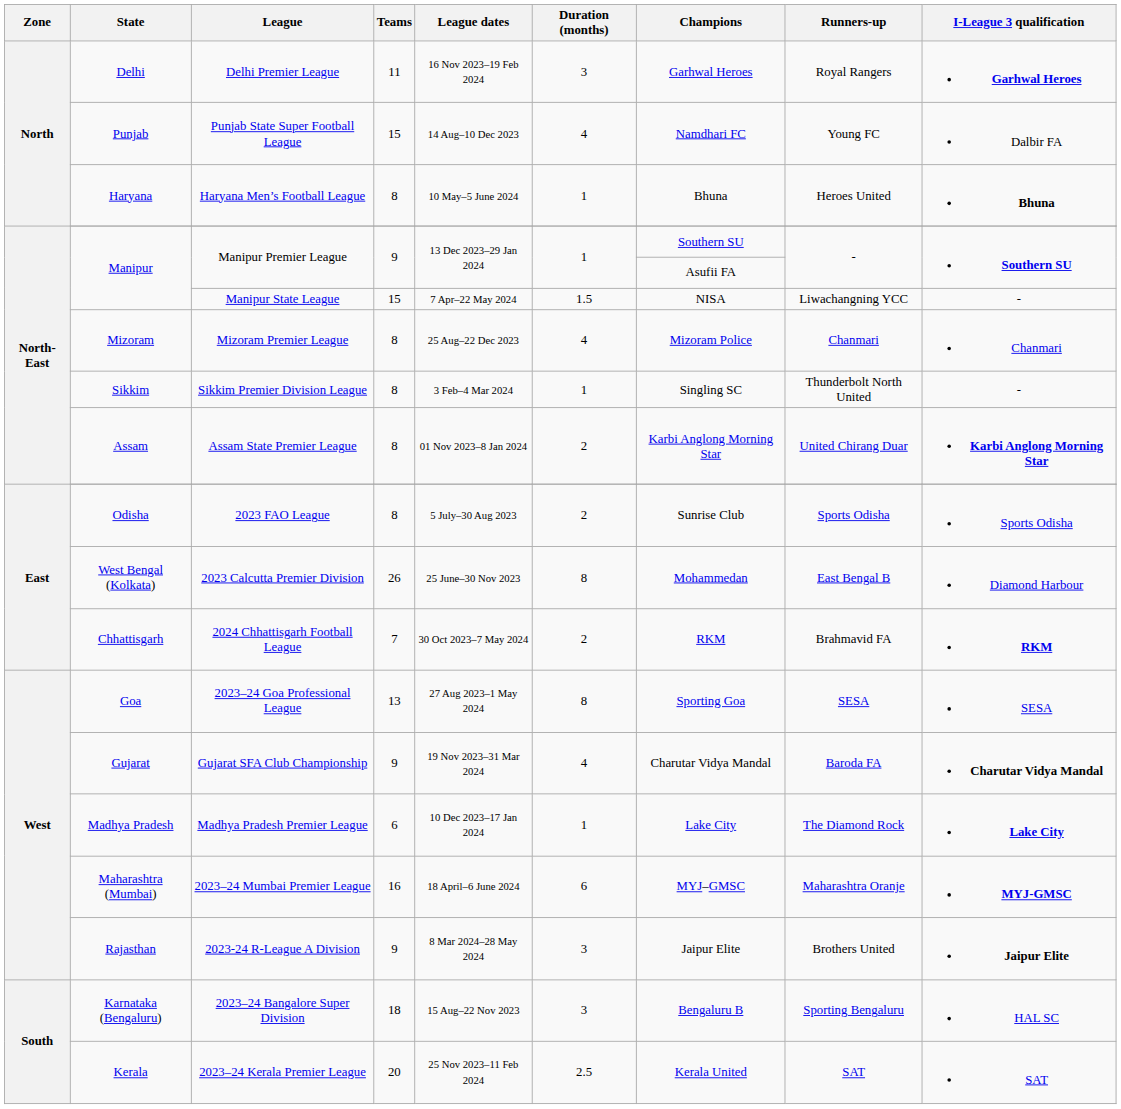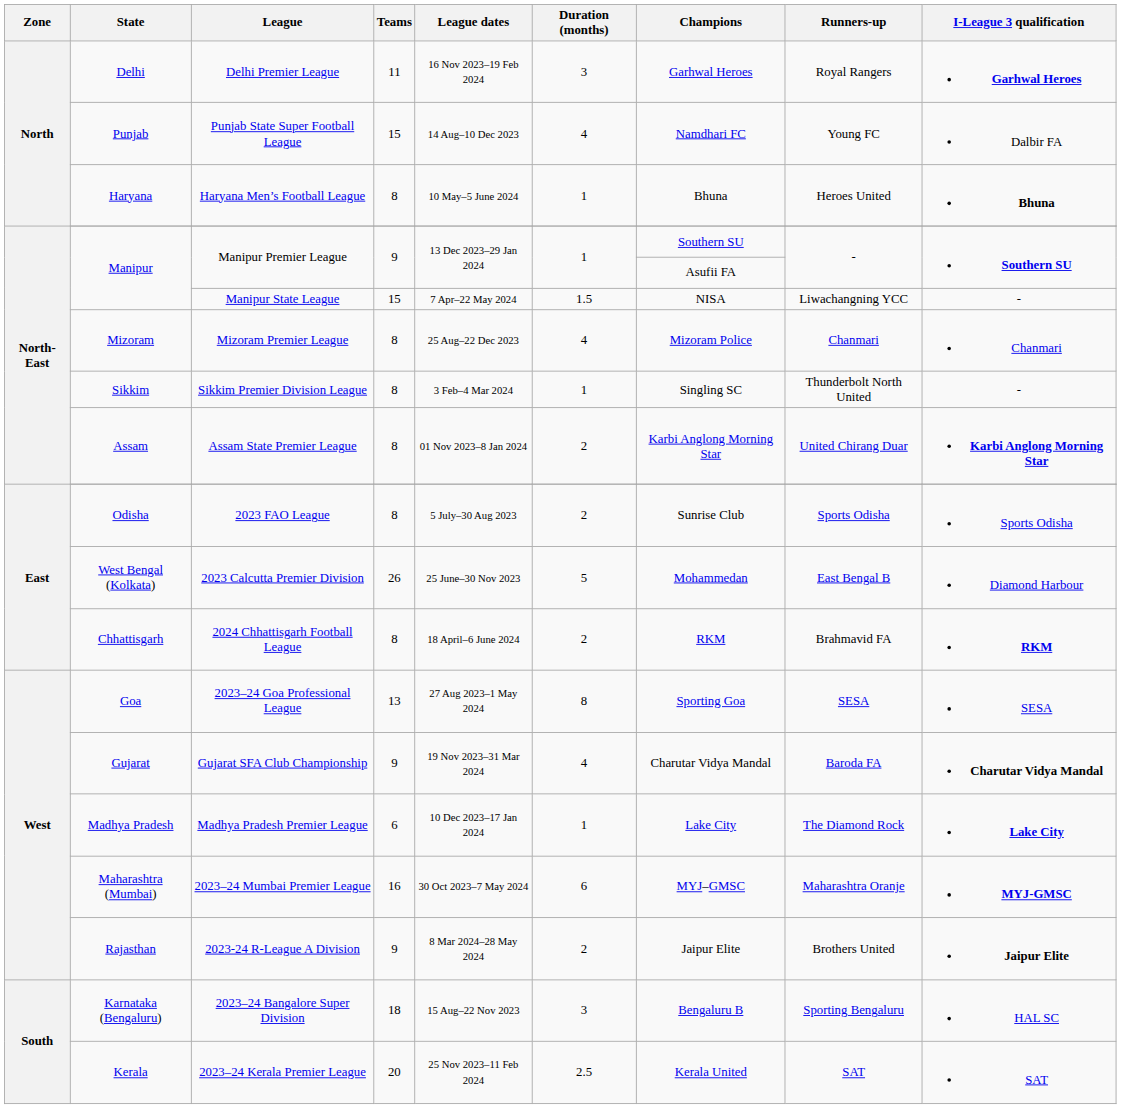(584, 577) 8 -> (584, 577) 5
(394, 639) 7 -> (394, 639) 8
(473, 640) 30 Oct 2023–7 May 2024 -> (473, 640) 18 April–6 June 2024
(473, 888) 18 April–6 June 2024 -> (473, 888) 30 Oct 2023–7 May 2024
(584, 949) 3 -> (584, 949) 2
